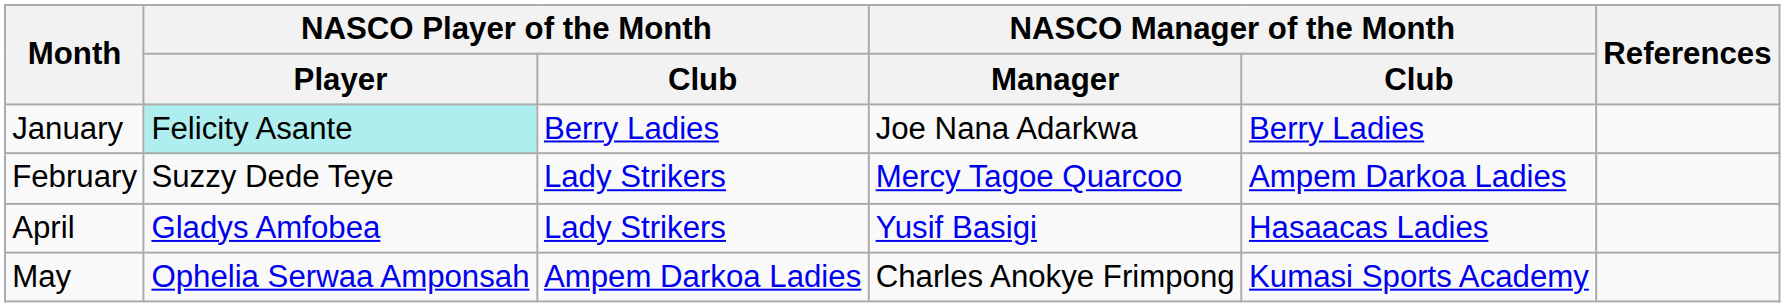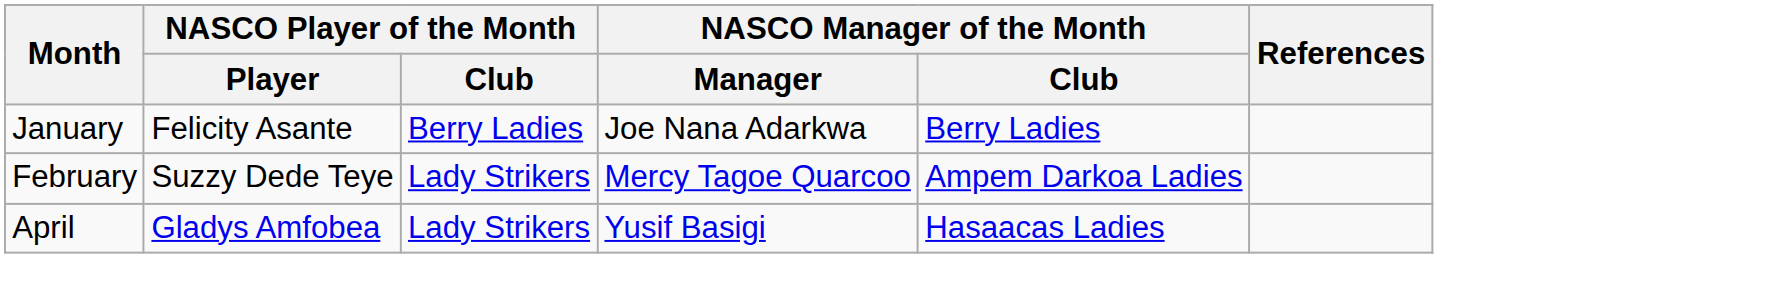(252, 128) paleturquoise background -> (252, 128) no background
- row: (42, 276)
